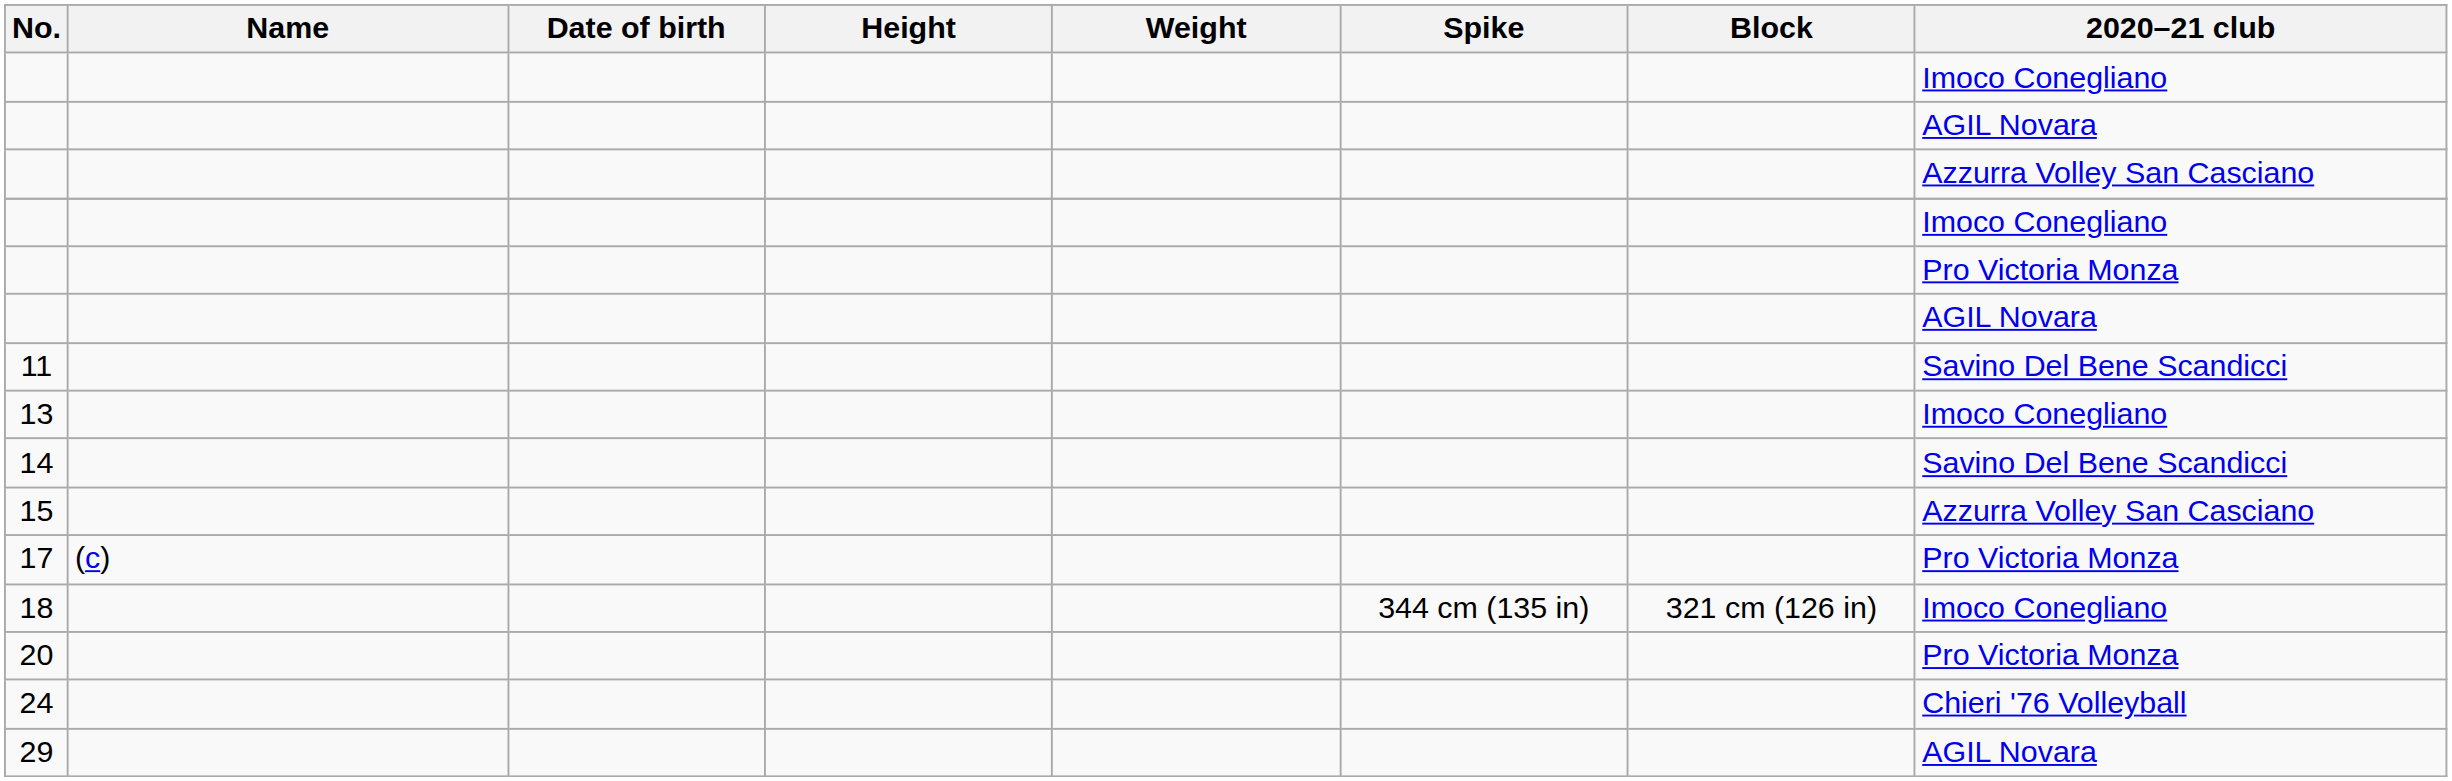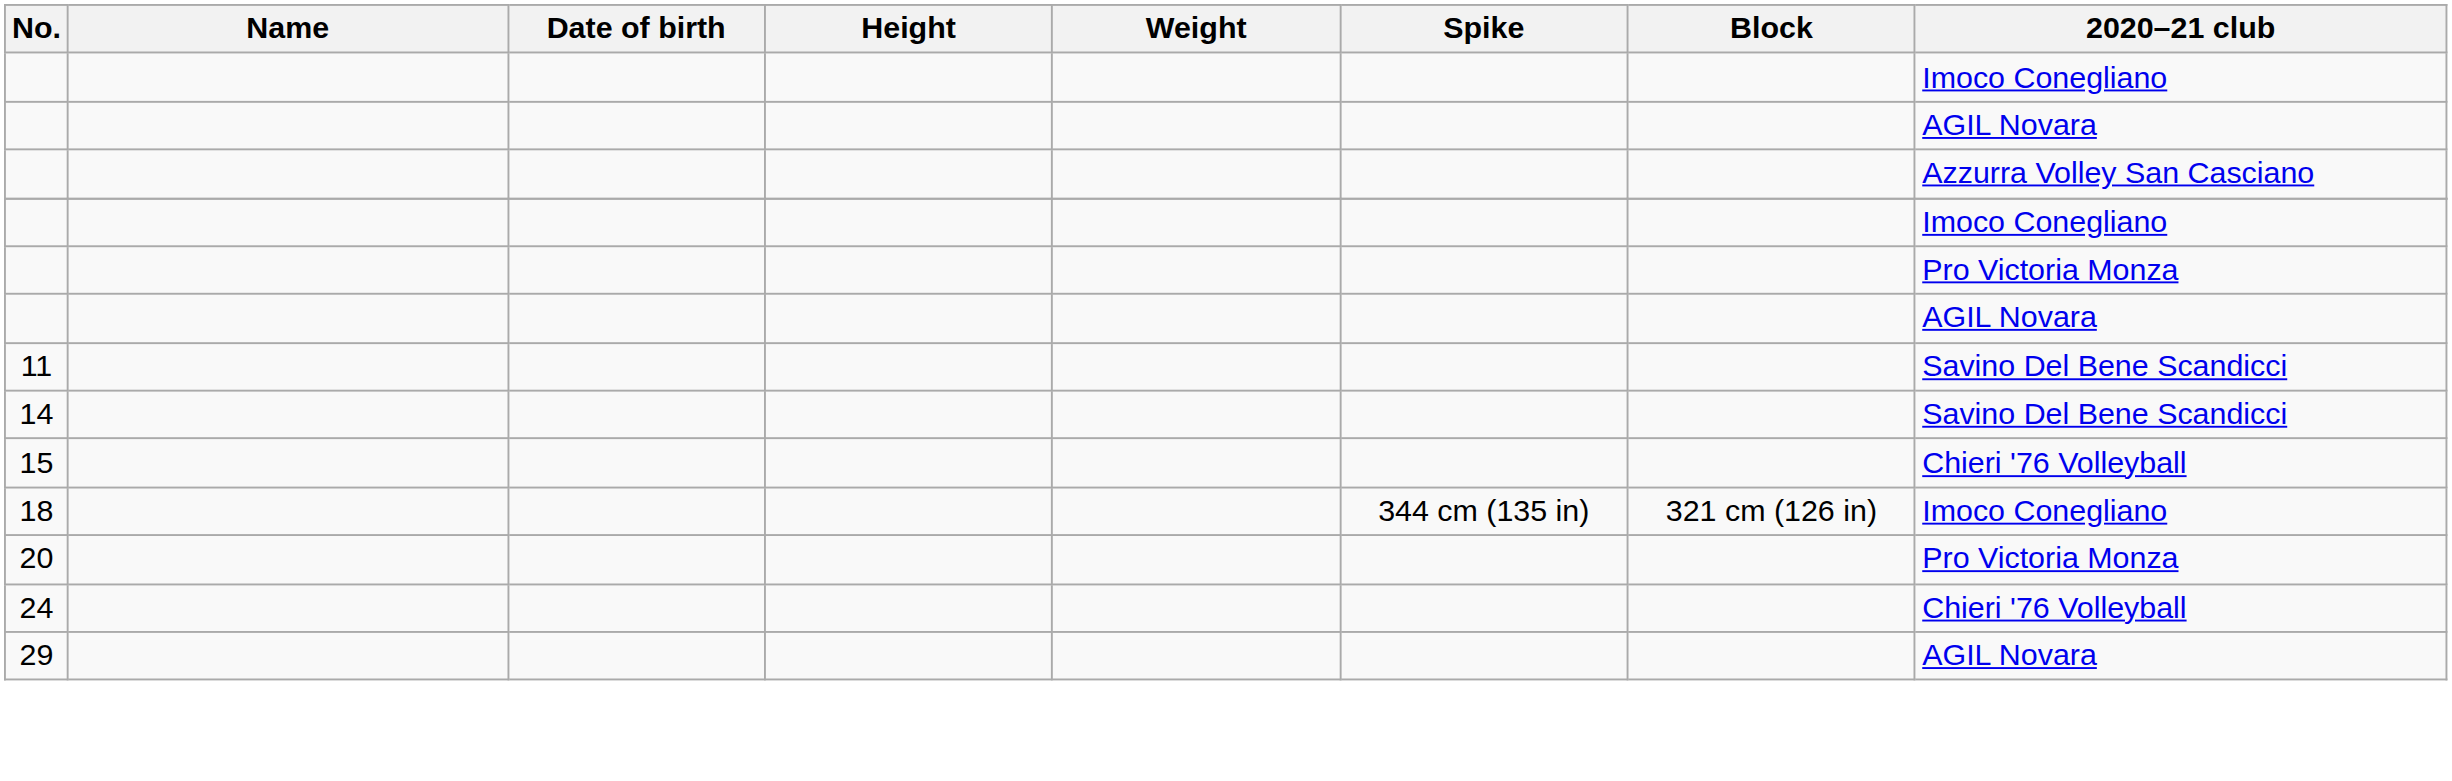- row: (36, 414)
(2118, 510) Azzurra Volley San Casciano -> (2054, 462) Chieri '76 Volleyball
- row: (36, 558)
